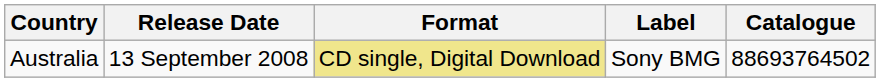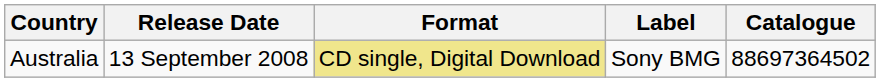(801, 58) 88693764502 -> (801, 58) 88697364502
